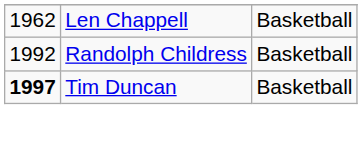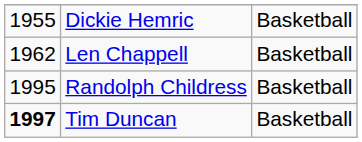+ row: (129, 20)
(33, 53) 1992 -> (33, 86) 1995
